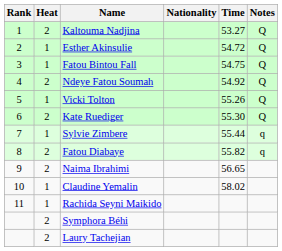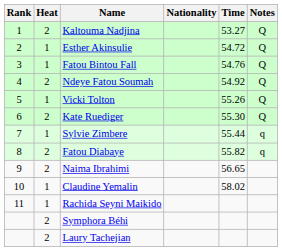(233, 65) 54.75 -> (233, 65) 54.76
